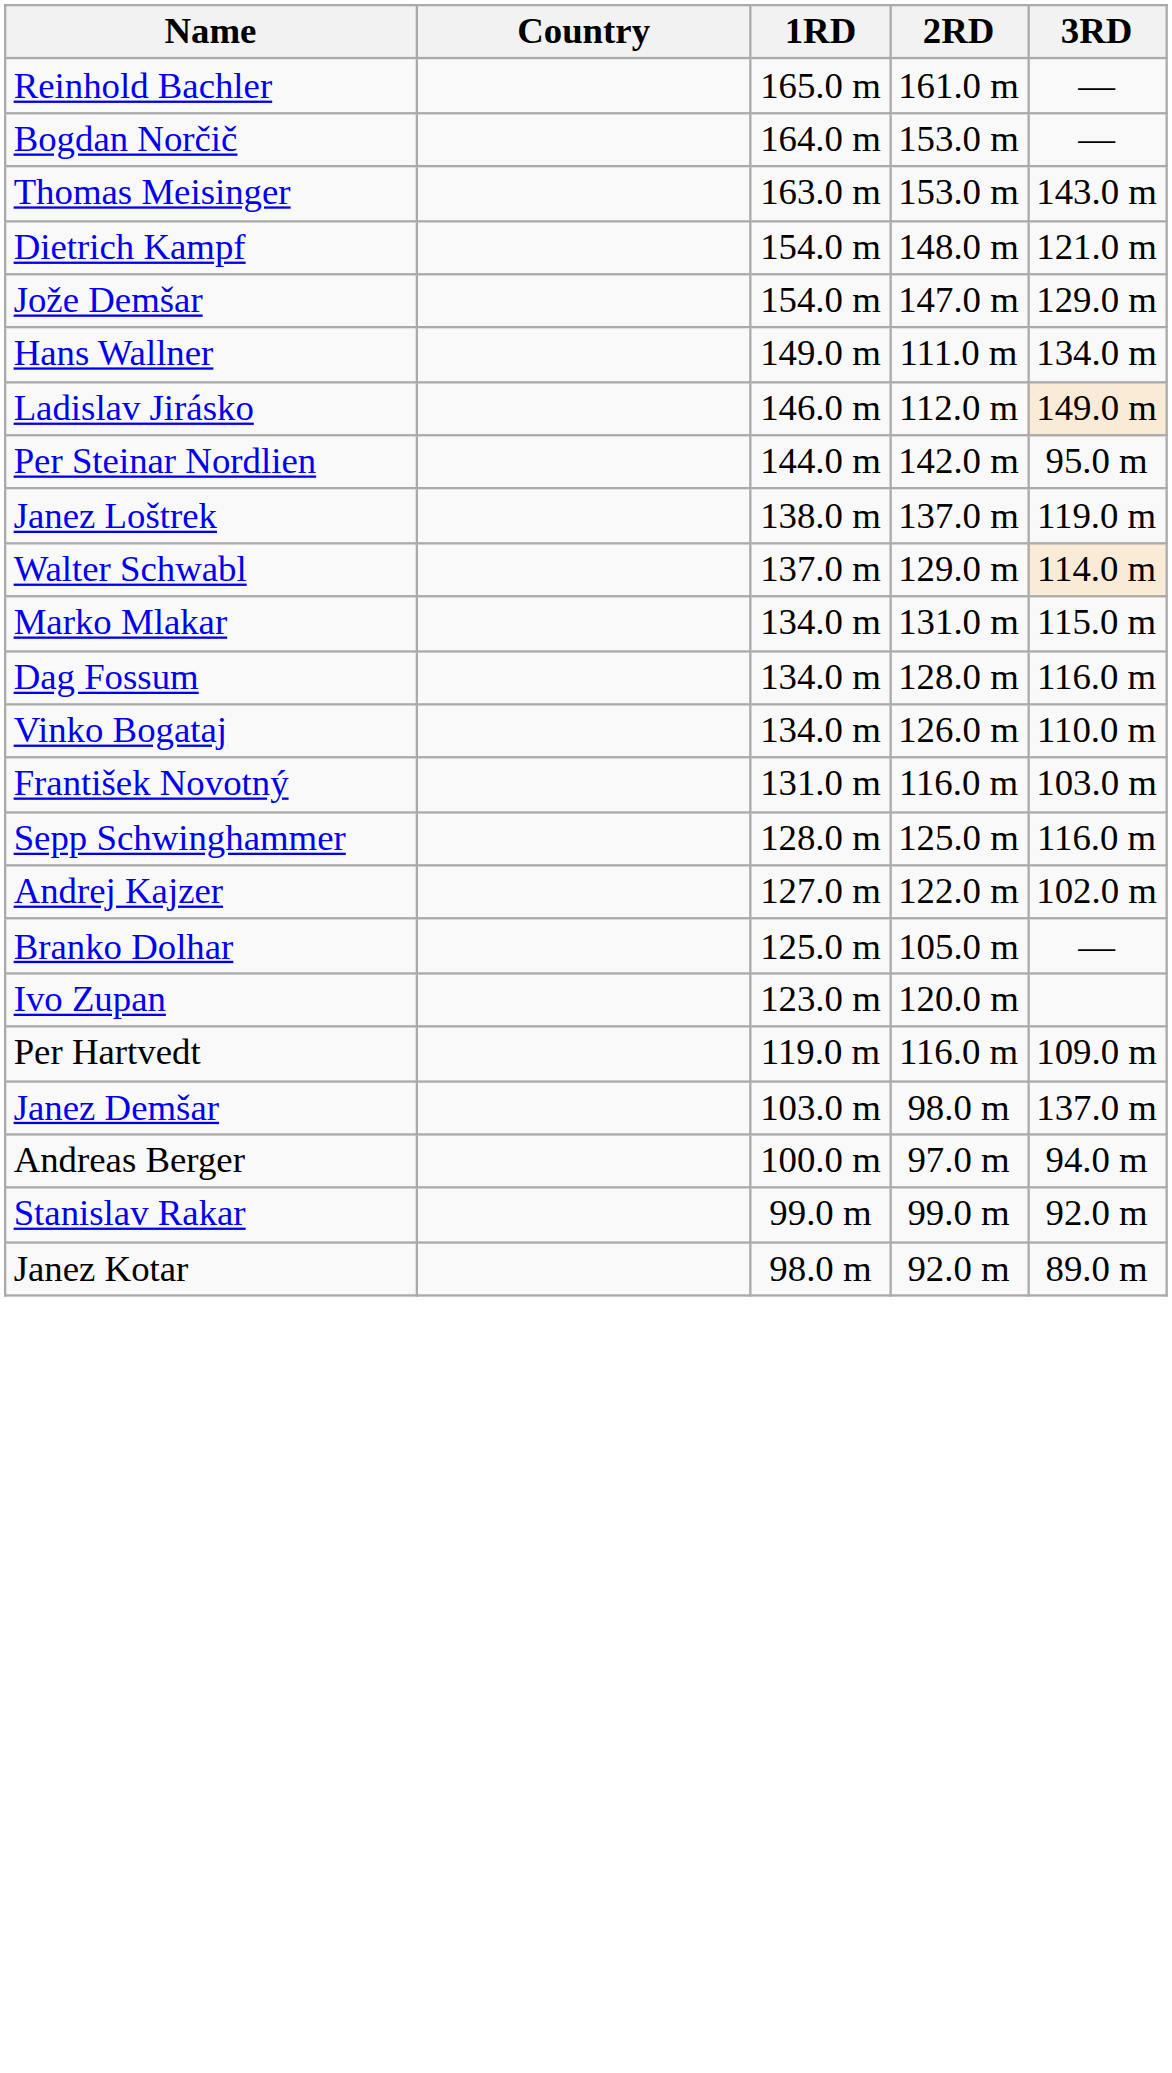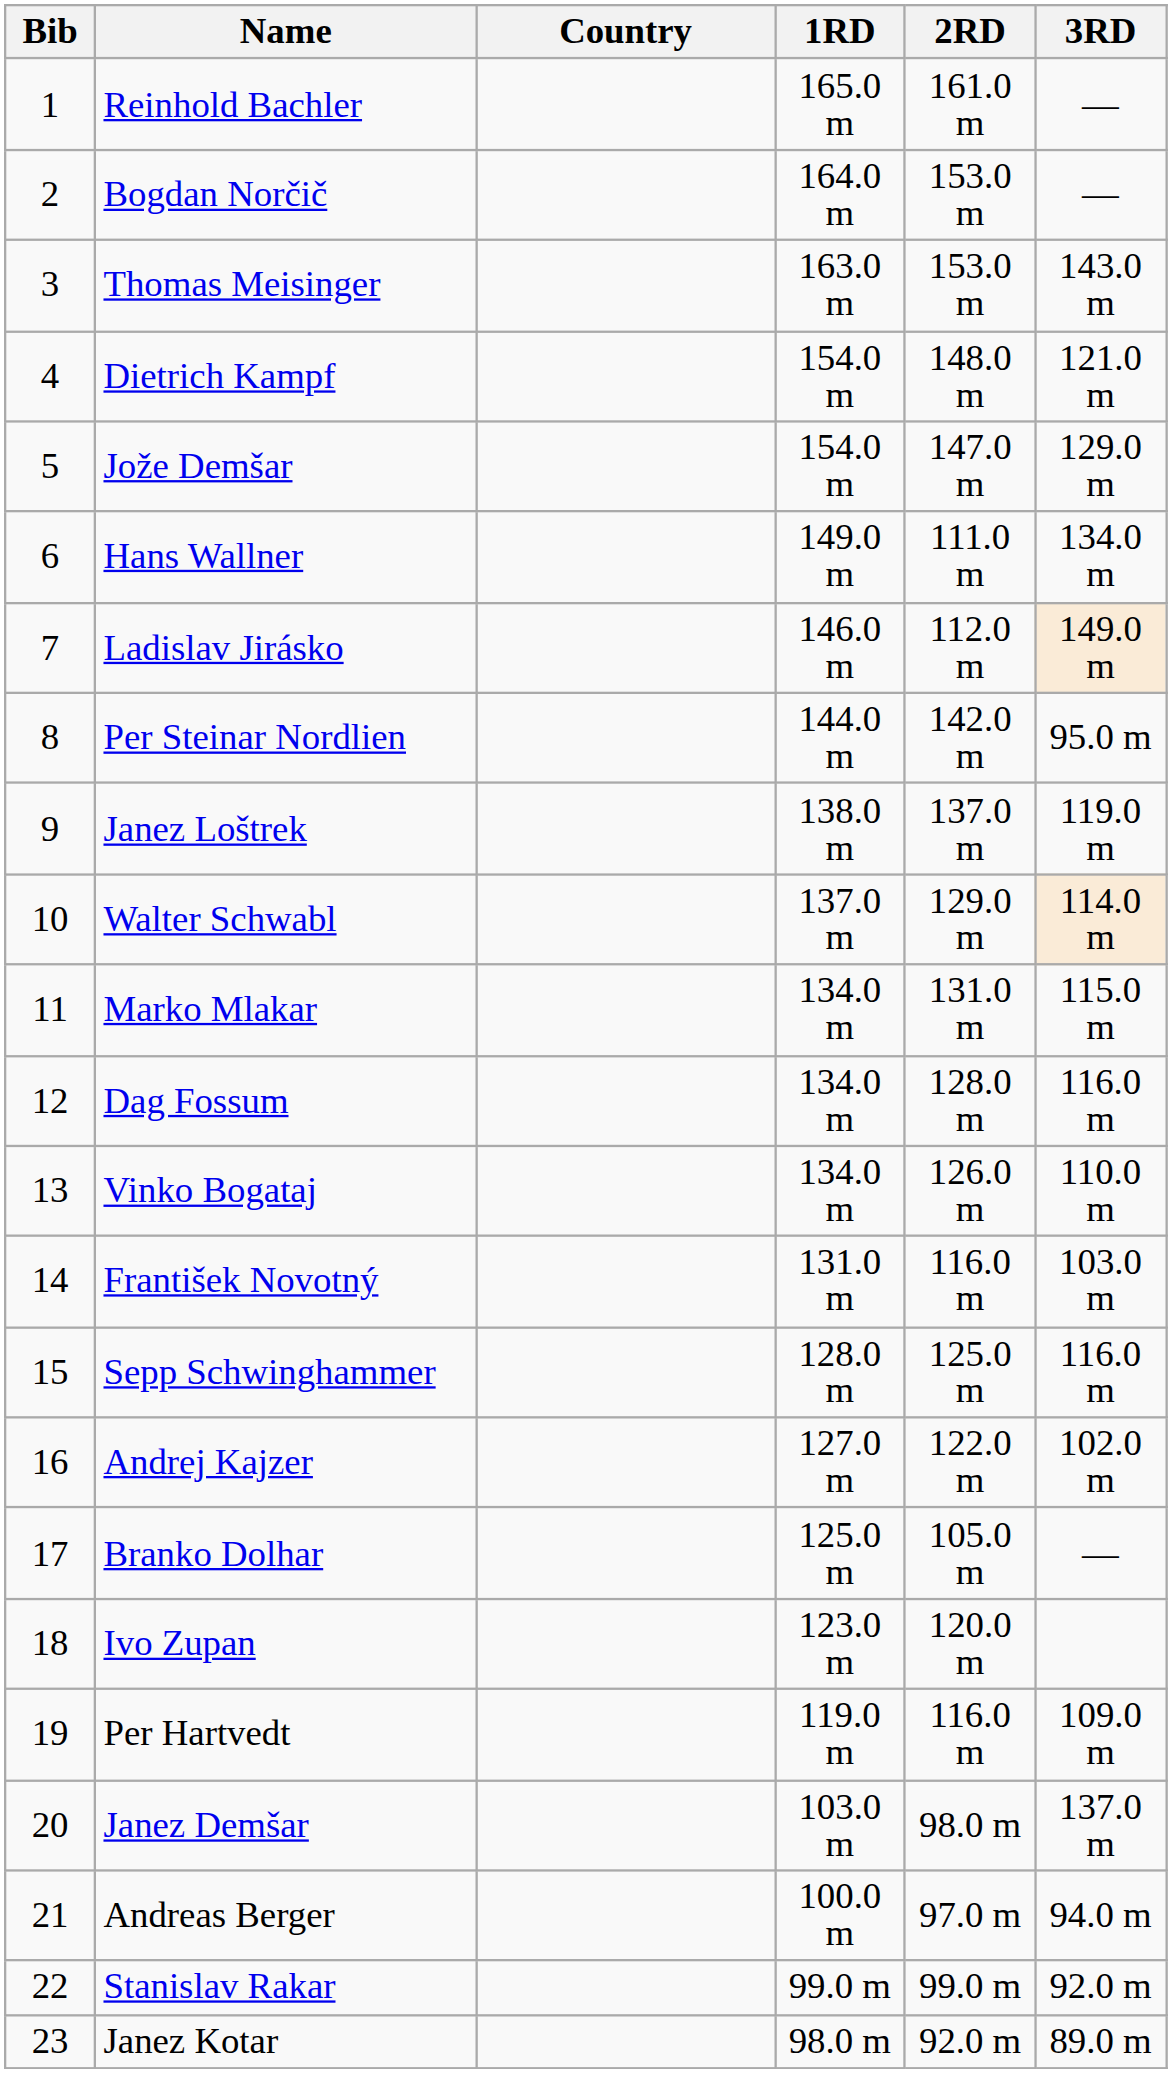+ column: (50, 31)
